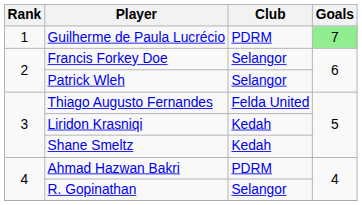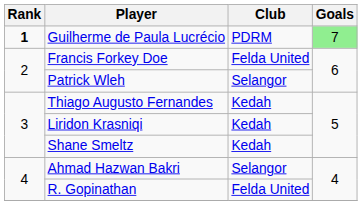(24, 37) normal -> (24, 37) bold
(259, 59) Selangor -> (270, 59) Felda United
(270, 102) Felda United -> (251, 102) Kedah
(252, 168) PDRM -> (259, 168) Selangor
(259, 189) Selangor -> (270, 189) Felda United
